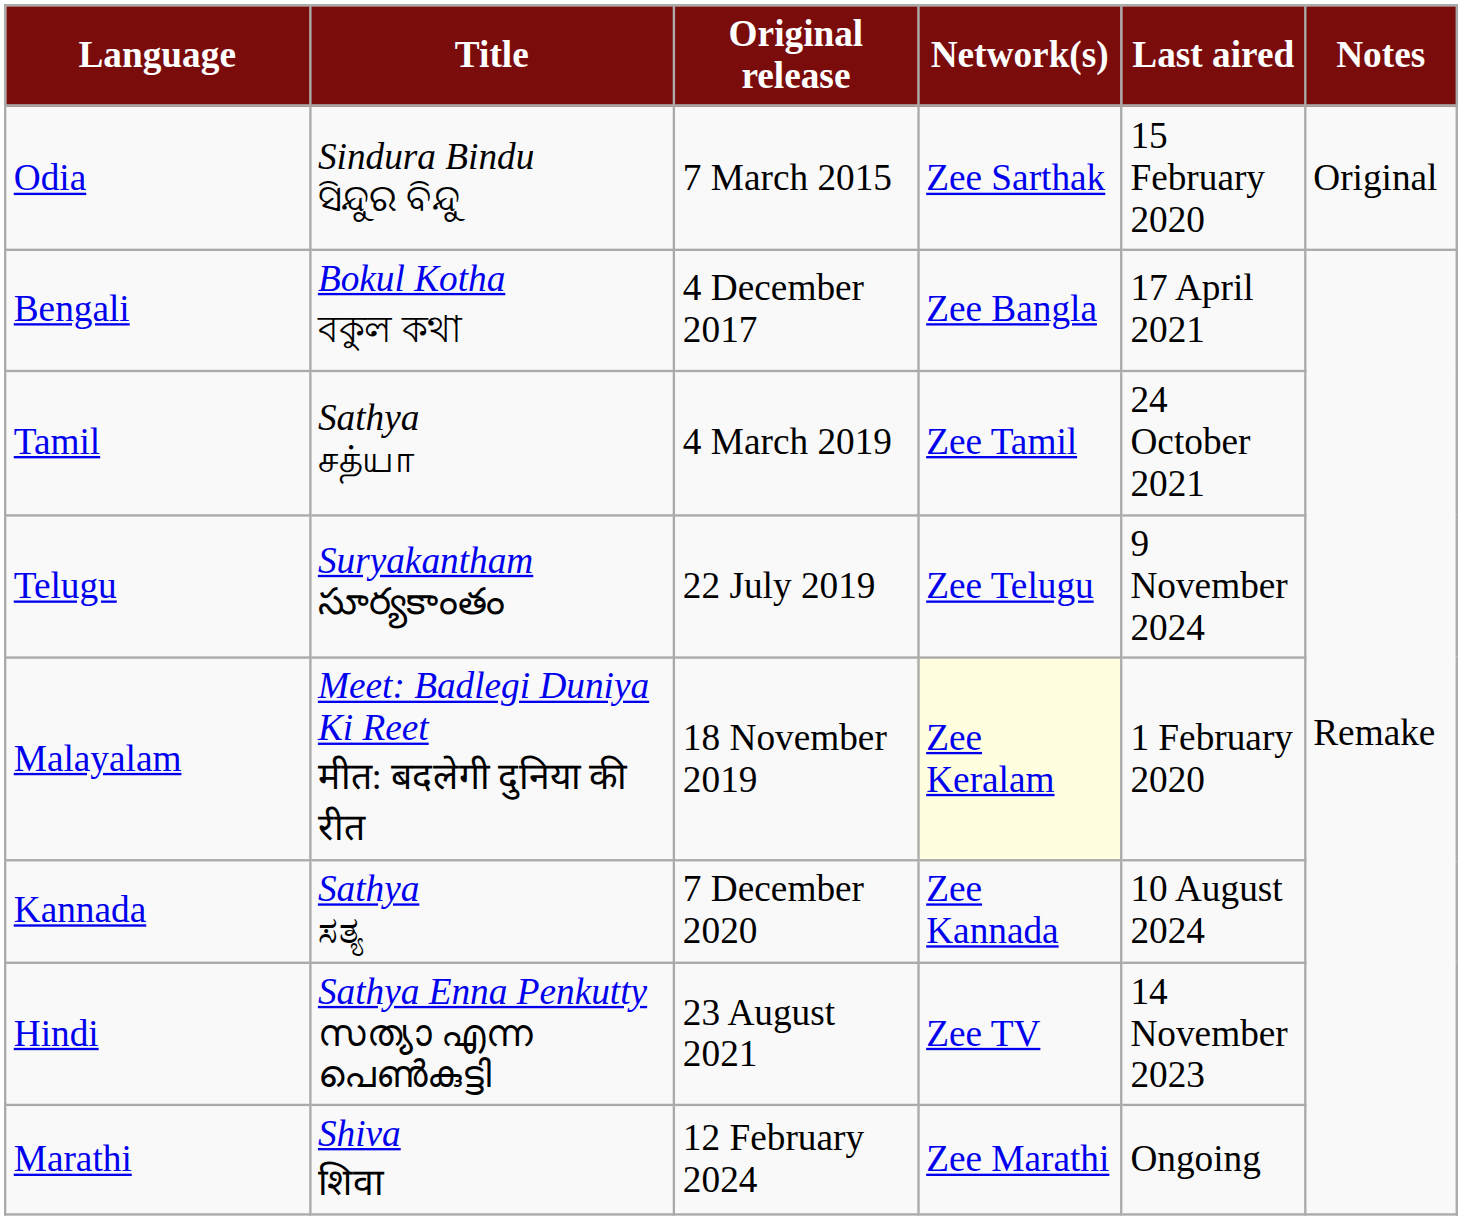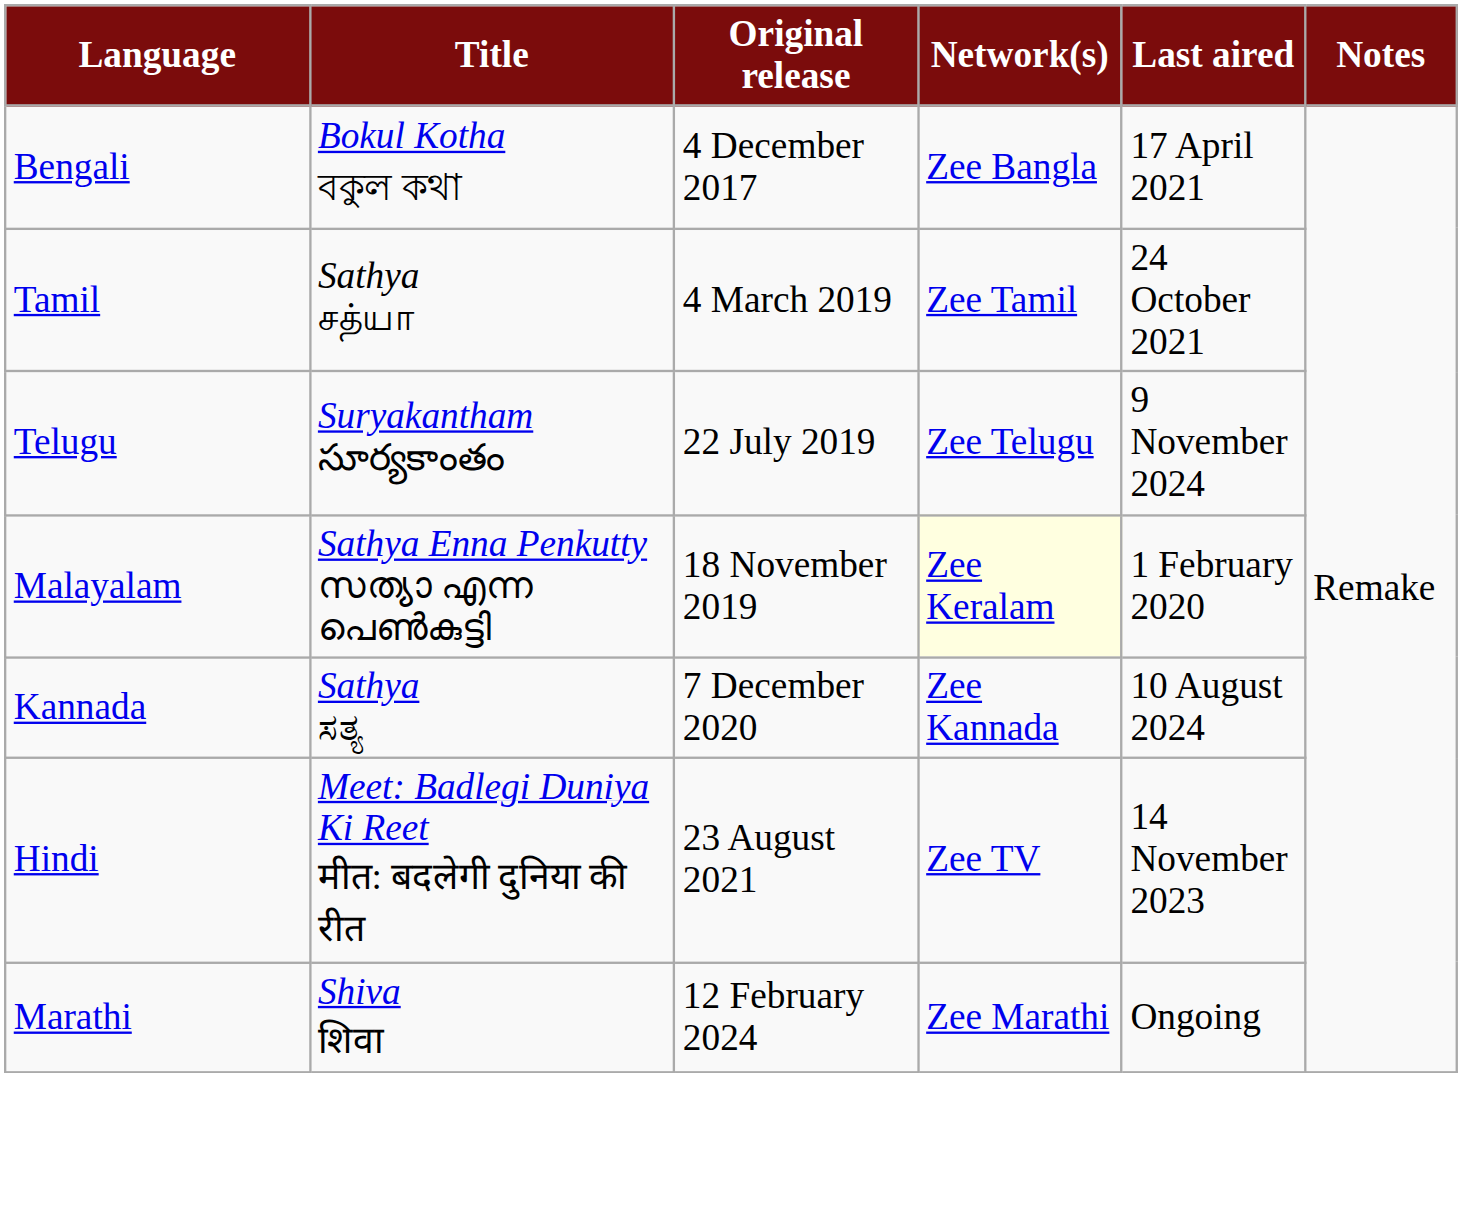- row: (50, 177)
(484, 757) Meet: Badlegi Duniya Ki Reet मीत: बदलेगी दुनिया की रीत -> (483, 585) Sathya Enna Penkutty സത്യാ എന്ന പെൺകുട്ടി
(483, 1032) Sathya Enna Penkutty സത്യാ എന്ന പെൺകുട്ടി -> (484, 858) Meet: Badlegi Duniya Ki Reet मीत: बदलेगी दुनिया की रीत
